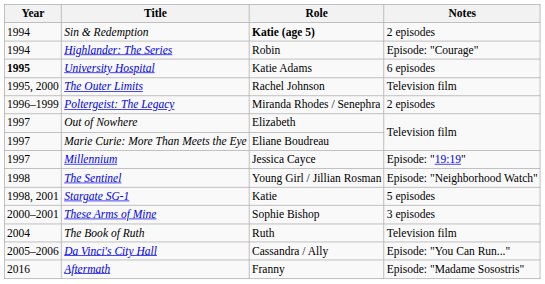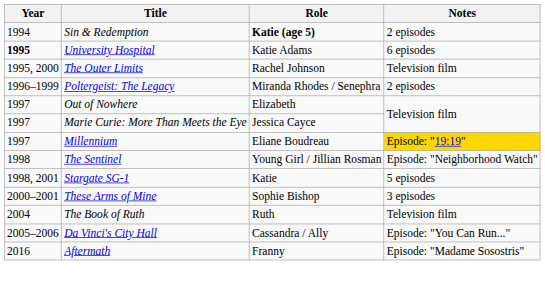- row: (118, 50)
(291, 141) Eliane Boudreau -> (284, 123) Jessica Cayce
(284, 159) Jessica Cayce -> (291, 141) Eliane Boudreau
(426, 159) no background -> (426, 141) gold background
